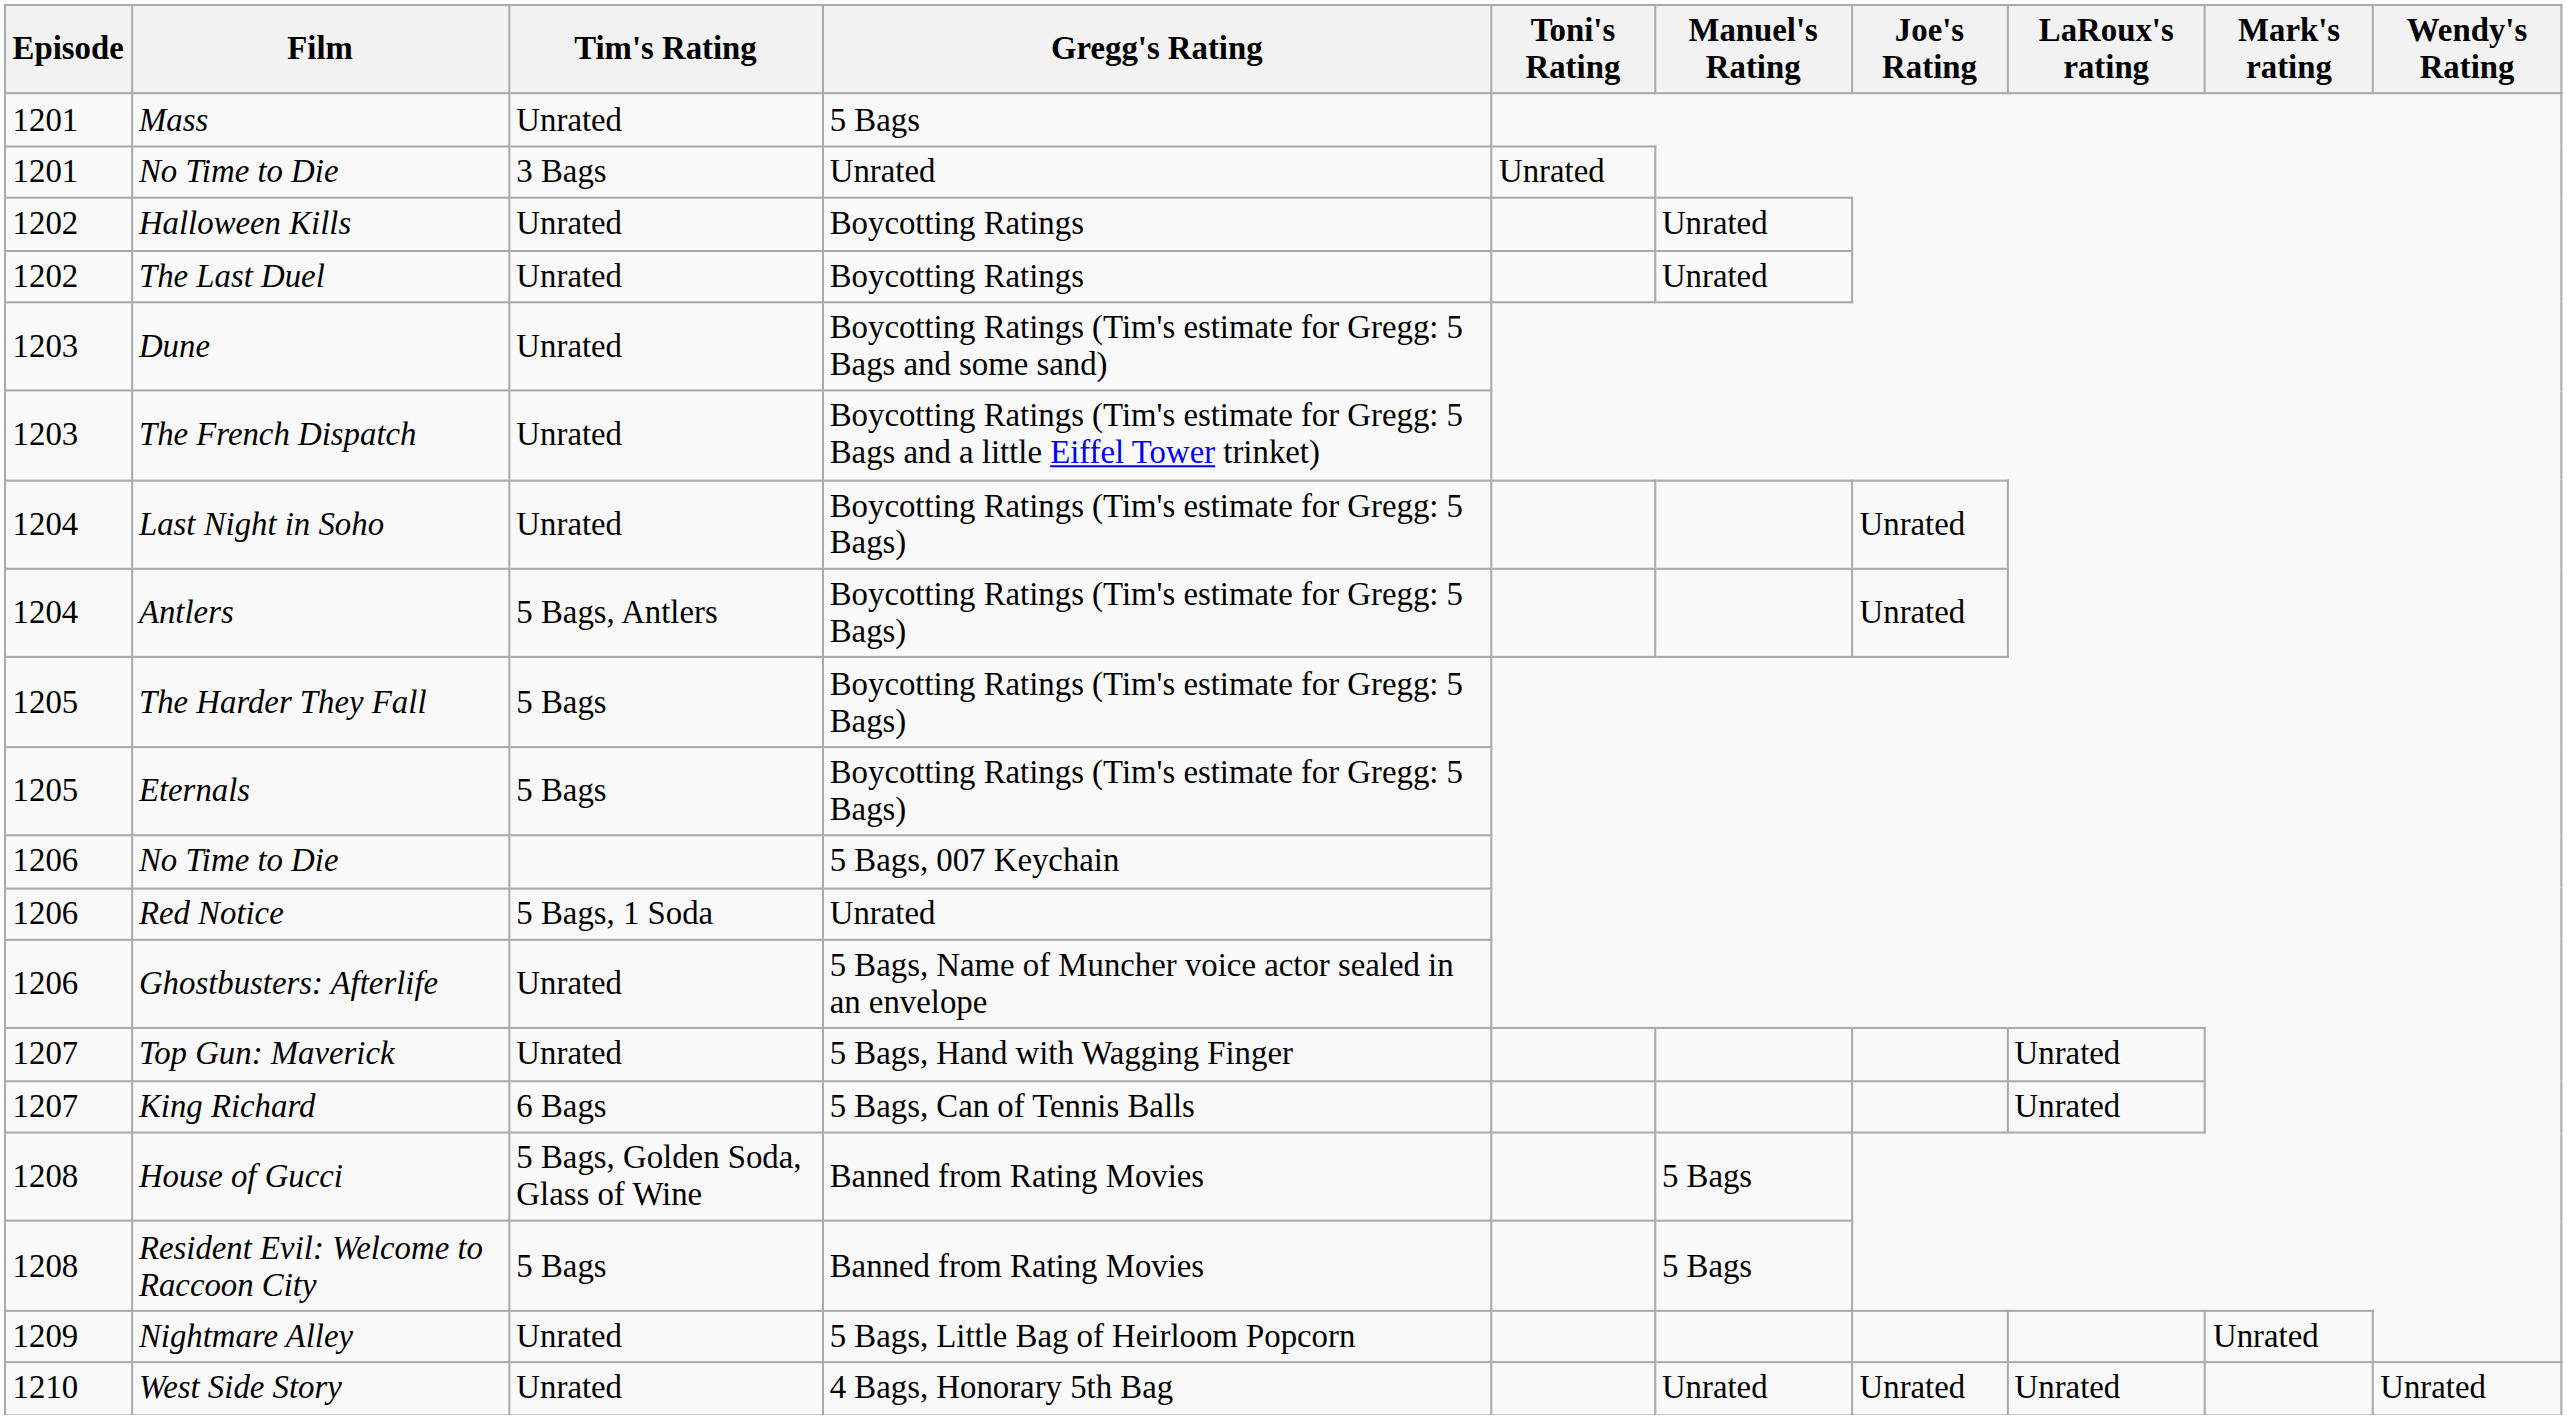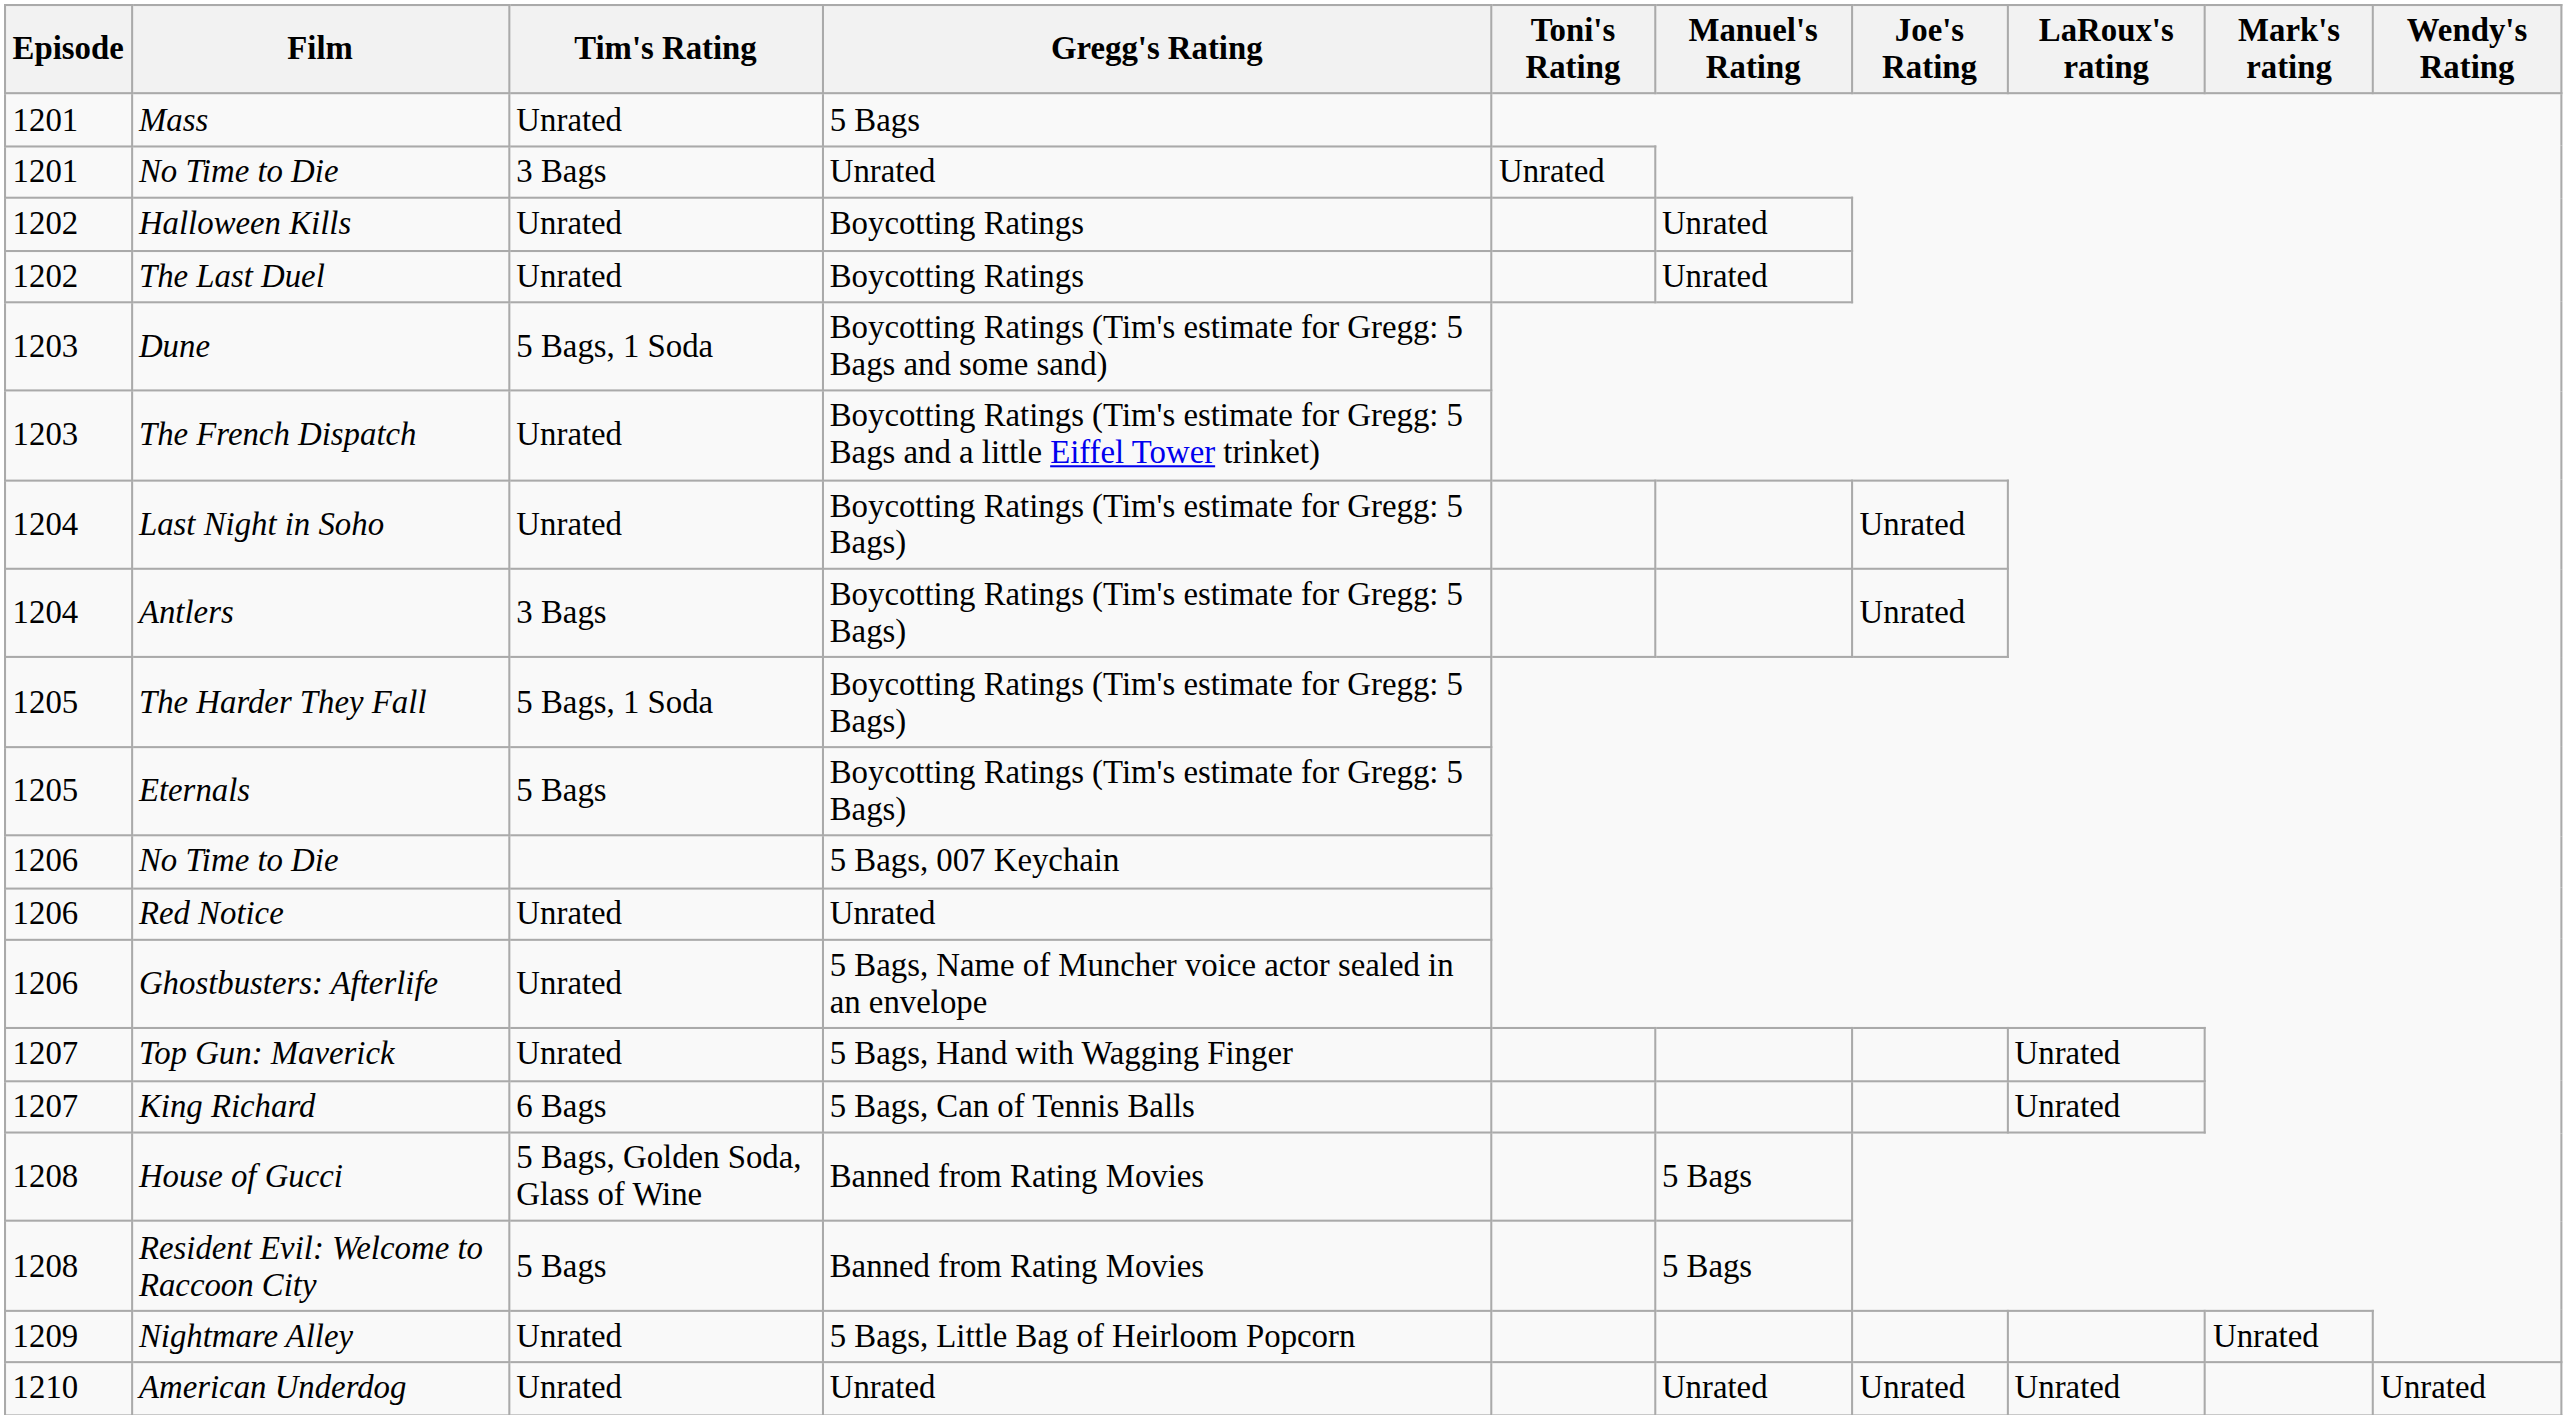(569, 345) Unrated -> (615, 345) 5 Bags, 1 Soda
(617, 612) 5 Bags, Antlers -> (561, 612) 3 Bags
(561, 701) 5 Bags -> (615, 701) 5 Bags, 1 Soda
(615, 913) 5 Bags, 1 Soda -> (569, 913) Unrated
+ row: (273, 1387)
- row: (240, 1387)
